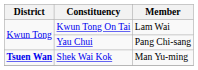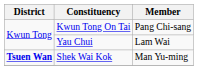(152, 27) Lam Wai -> (163, 27) Pang Chi-sang
(163, 42) Pang Chi-sang -> (152, 42) Lam Wai
